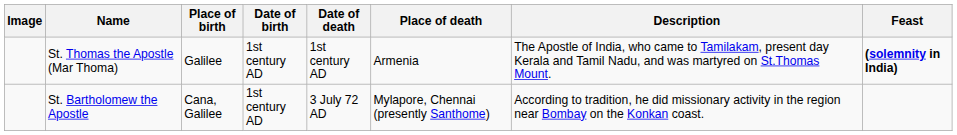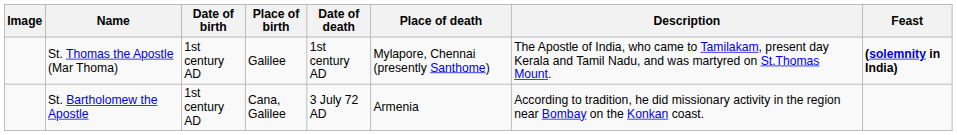columns swapped: (275, 20) <-> (212, 20)
(396, 60) Armenia -> (432, 60) Mylapore, Chennai (presently Santhome)
(432, 107) Mylapore, Chennai (presently Santhome) -> (396, 107) Armenia
